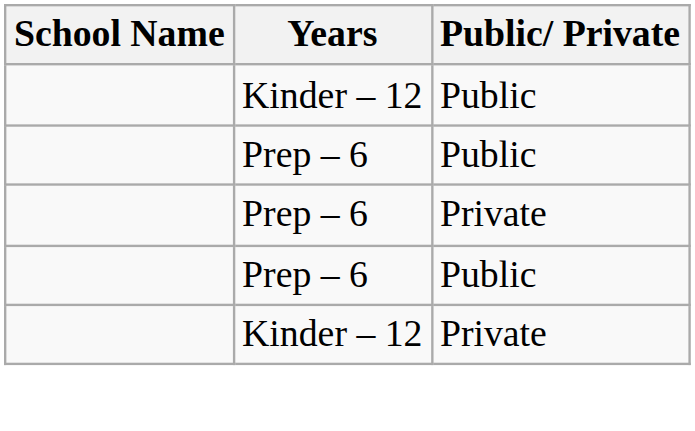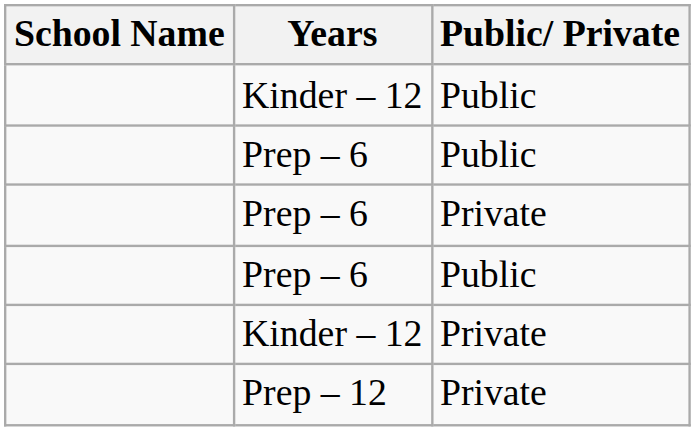+ row: (314, 393)
